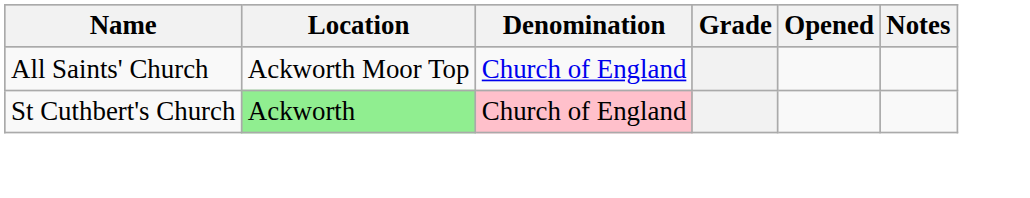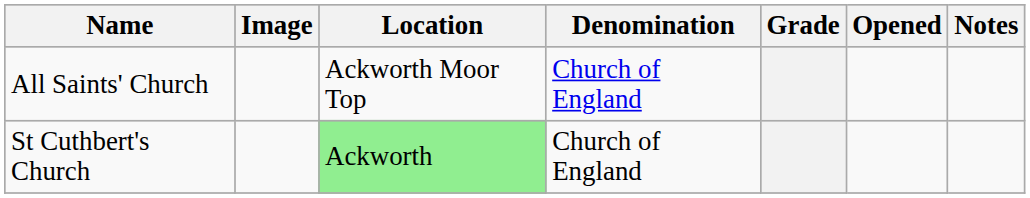+ column: (277, 25)
(584, 111) pink background -> (606, 156) no background
